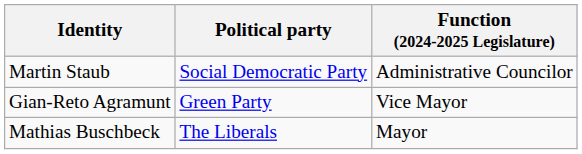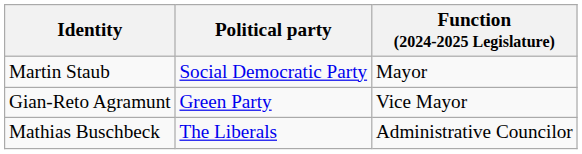(474, 71) Administrative Councilor -> (402, 71) Mayor
(402, 132) Mayor -> (474, 132) Administrative Councilor
